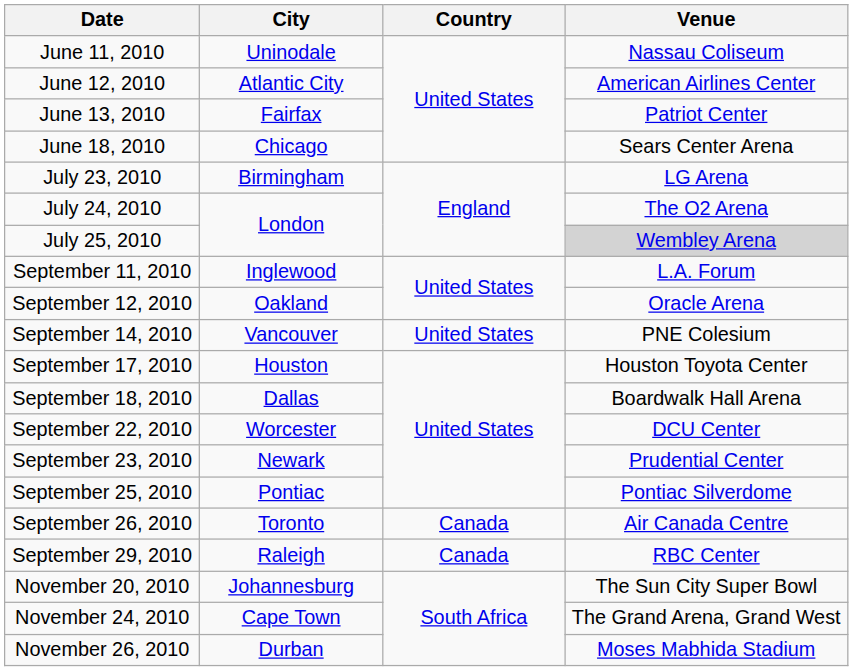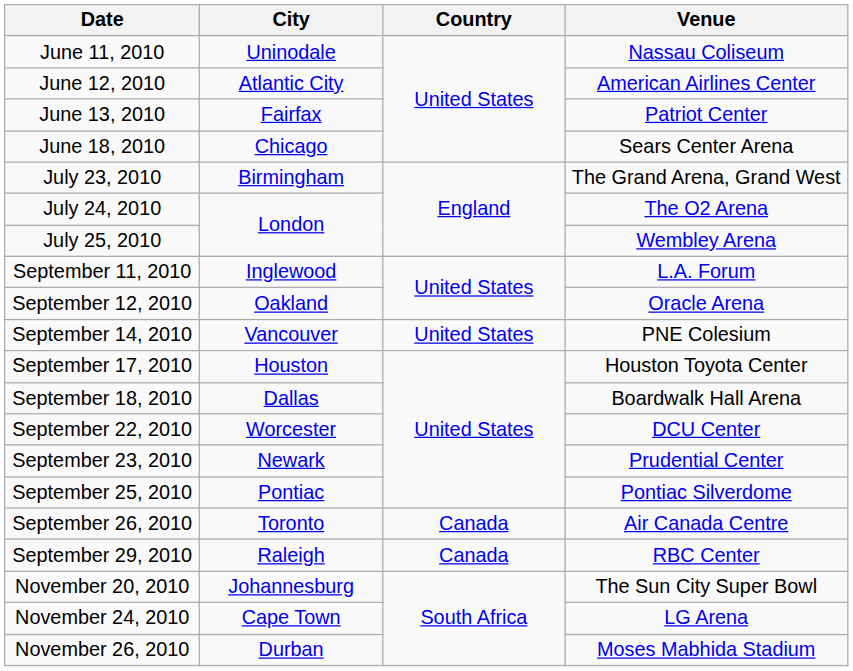(706, 177) LG Arena -> (706, 177) The Grand Arena, Grand West
(706, 240) lightgrey background -> (706, 240) no background
(706, 618) The Grand Arena, Grand West -> (706, 618) LG Arena
